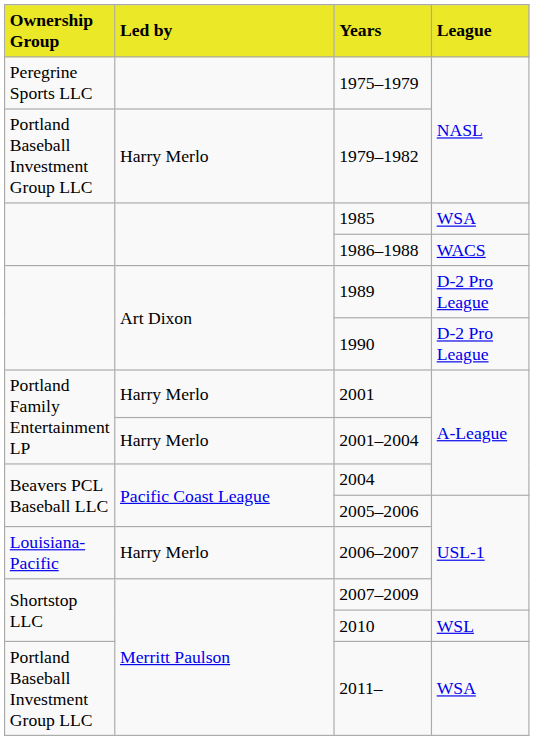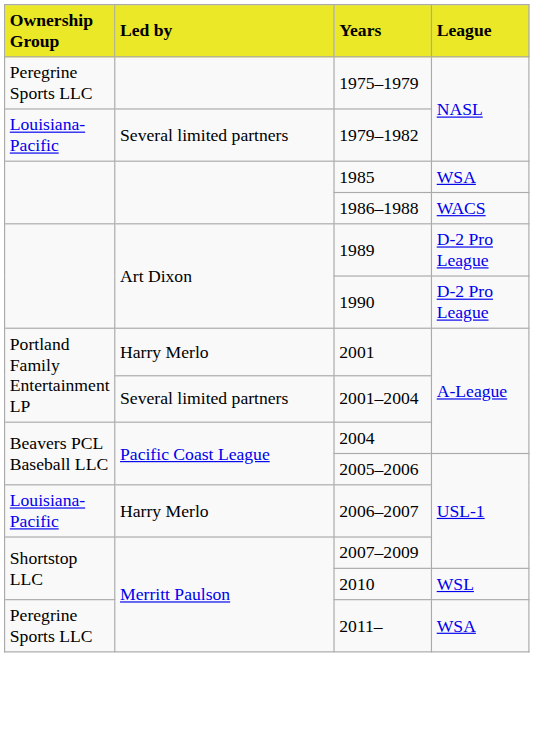(51, 156) Portland Baseball Investment Group LLC -> (47, 135) Louisiana-Pacific
(164, 156) Harry Merlo -> (204, 135) Several limited partners
(164, 440) Harry Merlo -> (204, 398) Several limited partners
(51, 688) Portland Baseball Investment Group LLC -> (51, 625) Peregrine Sports LLC
